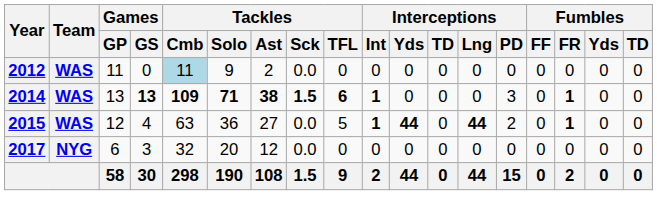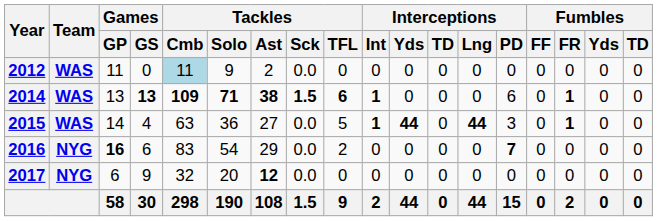(511, 96) 3 -> (511, 96) 6
(115, 123) 12 -> (115, 123) 14
(511, 123) 2 -> (511, 123) 3
+ row: (27, 149)
(147, 149) 3 -> (147, 176) 9
(269, 149) normal -> (269, 176) bold
